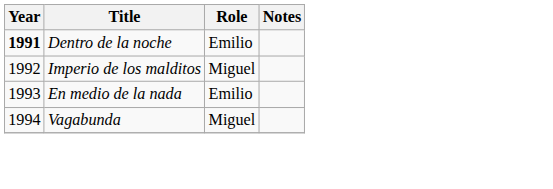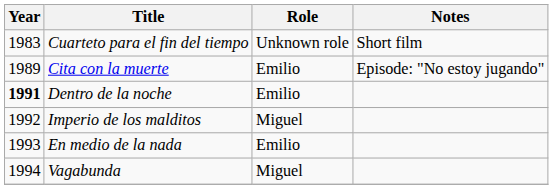+ row: (148, 42)
+ row: (108, 68)
